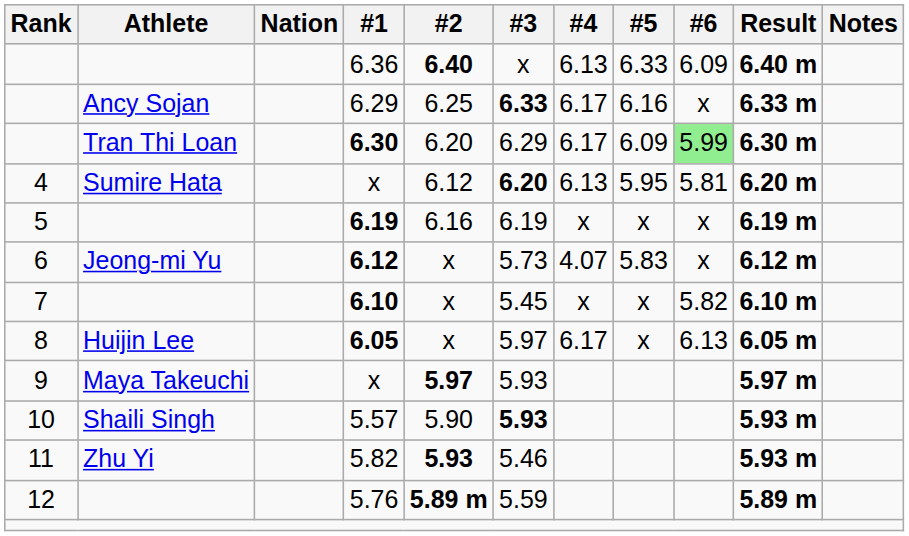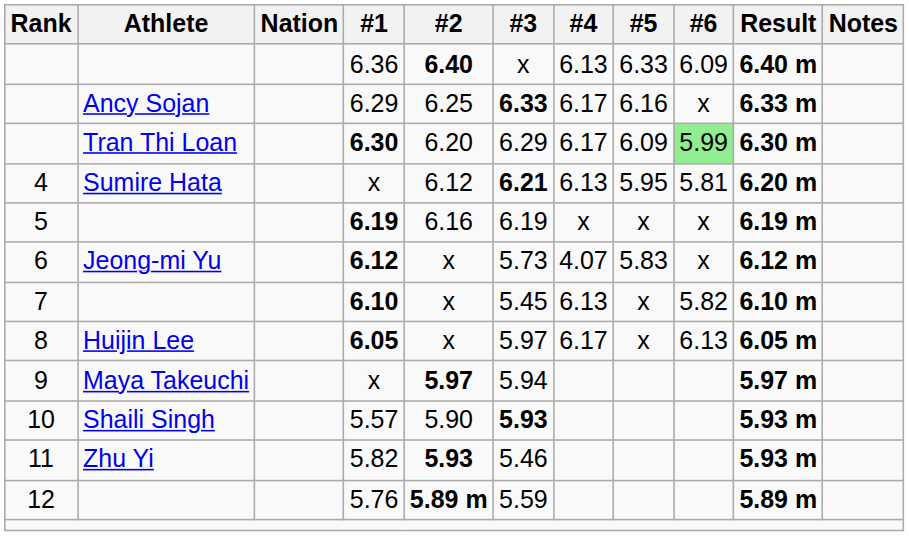(523, 182) 6.20 -> (523, 182) 6.21
(583, 301) x -> (583, 301) 6.13
(523, 380) 5.93 -> (523, 380) 5.94
